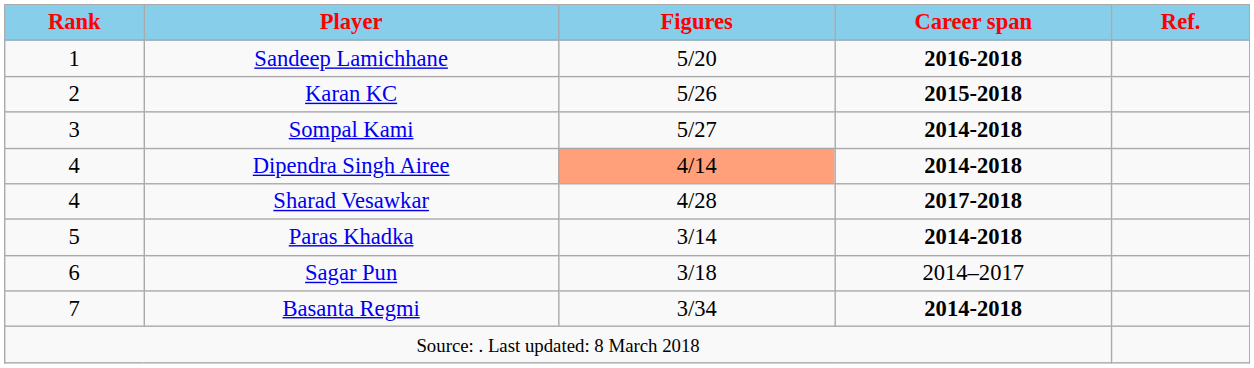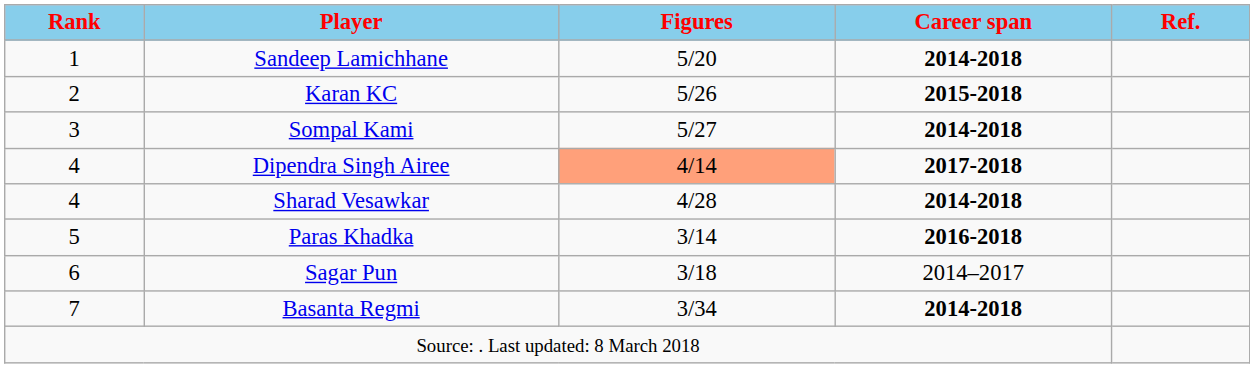(973, 58) 2016-2018 -> (973, 58) 2014-2018
(973, 165) 2014-2018 -> (973, 165) 2017-2018
(973, 201) 2017-2018 -> (973, 201) 2014-2018
(973, 237) 2014-2018 -> (973, 237) 2016-2018
